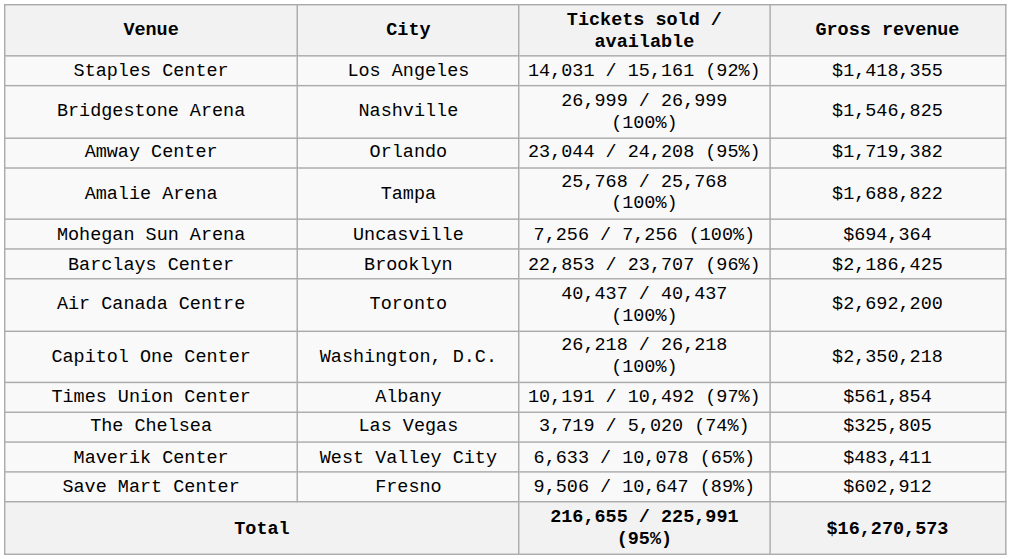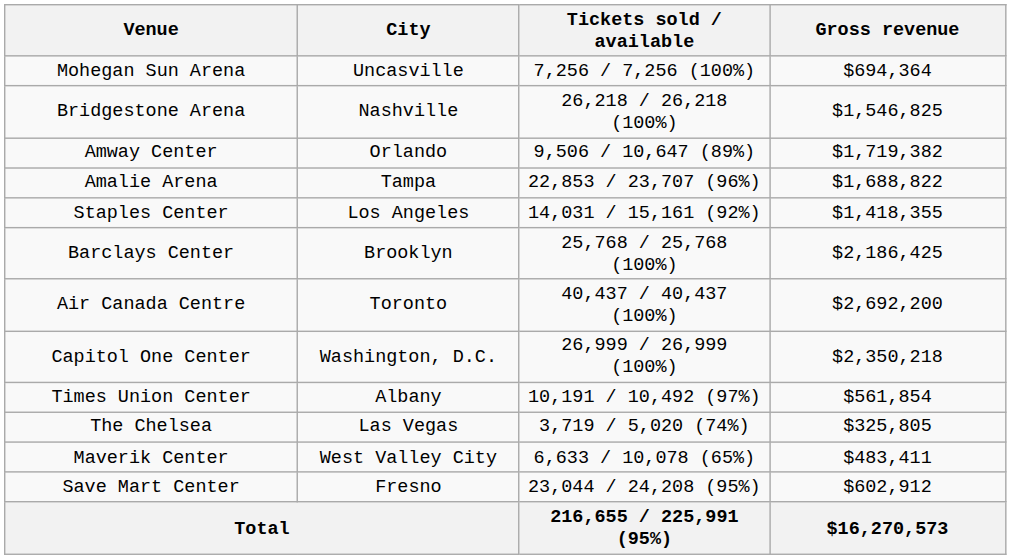rows swapped: (151, 234) <-> (151, 71)
(644, 112) 26,999 / 26,999 (100%) -> (644, 112) 26,218 / 26,218 (100%)
(644, 153) 23,044 / 24,208 (95%) -> (644, 153) 9,506 / 10,647 (89%)
(644, 193) 25,768 / 25,768 (100%) -> (644, 183) 22,853 / 23,707 (96%)
(644, 264) 22,853 / 23,707 (96%) -> (644, 254) 25,768 / 25,768 (100%)
(644, 356) 26,218 / 26,218 (100%) -> (644, 356) 26,999 / 26,999 (100%)
(644, 487) 9,506 / 10,647 (89%) -> (644, 487) 23,044 / 24,208 (95%)
